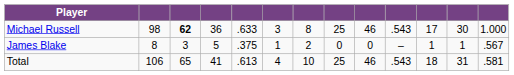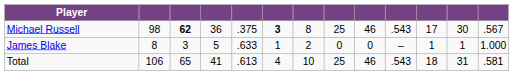(247, 29) .633 -> (247, 29) .375
(278, 29) normal -> (278, 29) bold
(493, 29) 1.000 -> (493, 29) .567
(247, 45) .375 -> (247, 45) .633
(493, 45) .567 -> (493, 45) 1.000
